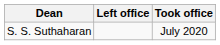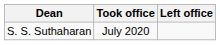columns swapped: (184, 14) <-> (123, 14)
